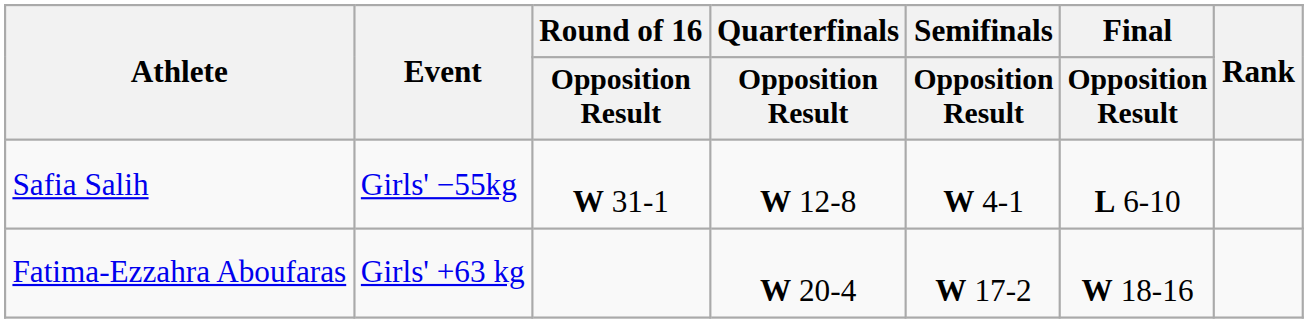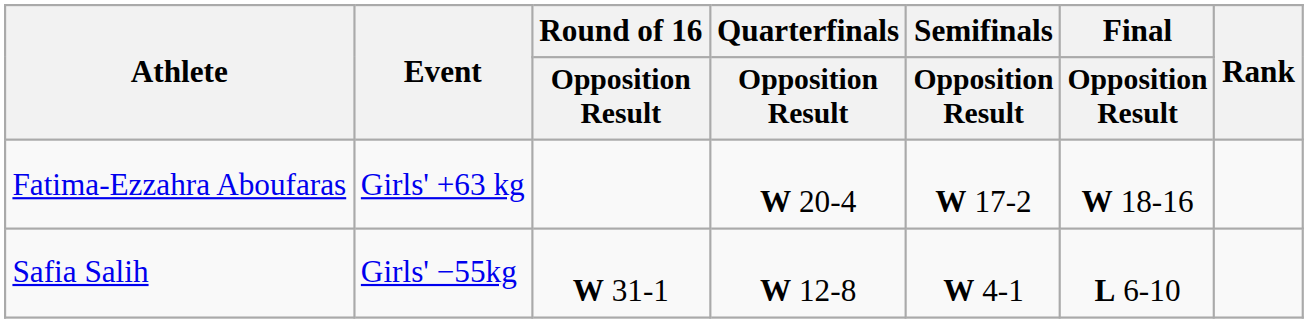rows swapped: (80, 184) <-> (179, 272)
